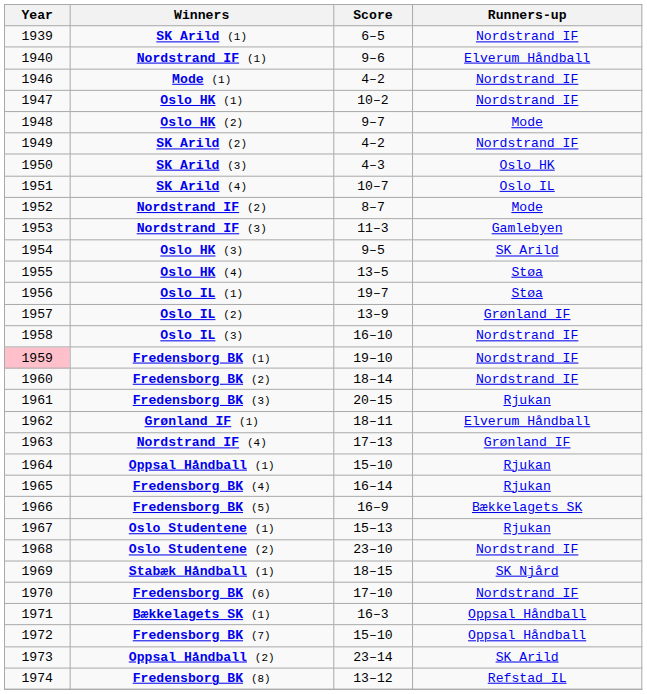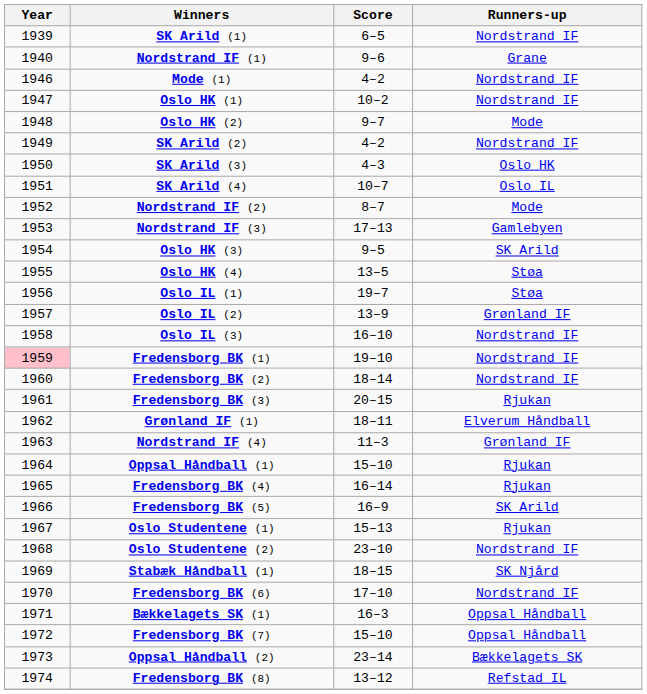(527, 58) Elverum Håndball -> (527, 58) Grane
(373, 229) 11–3 -> (373, 229) 17–13
(373, 443) 17–13 -> (373, 443) 11–3
(527, 507) Bækkelagets SK -> (527, 507) SK Arild
(527, 657) SK Arild -> (527, 657) Bækkelagets SK
